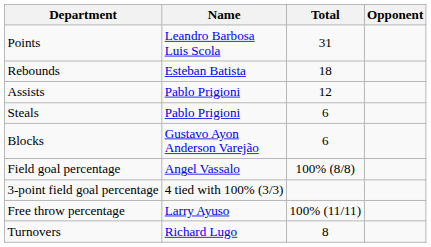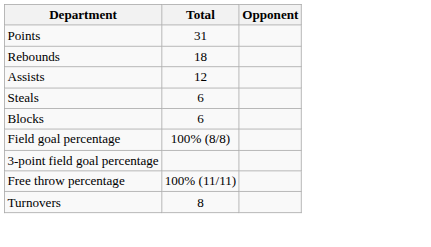- column: (224, 14)
